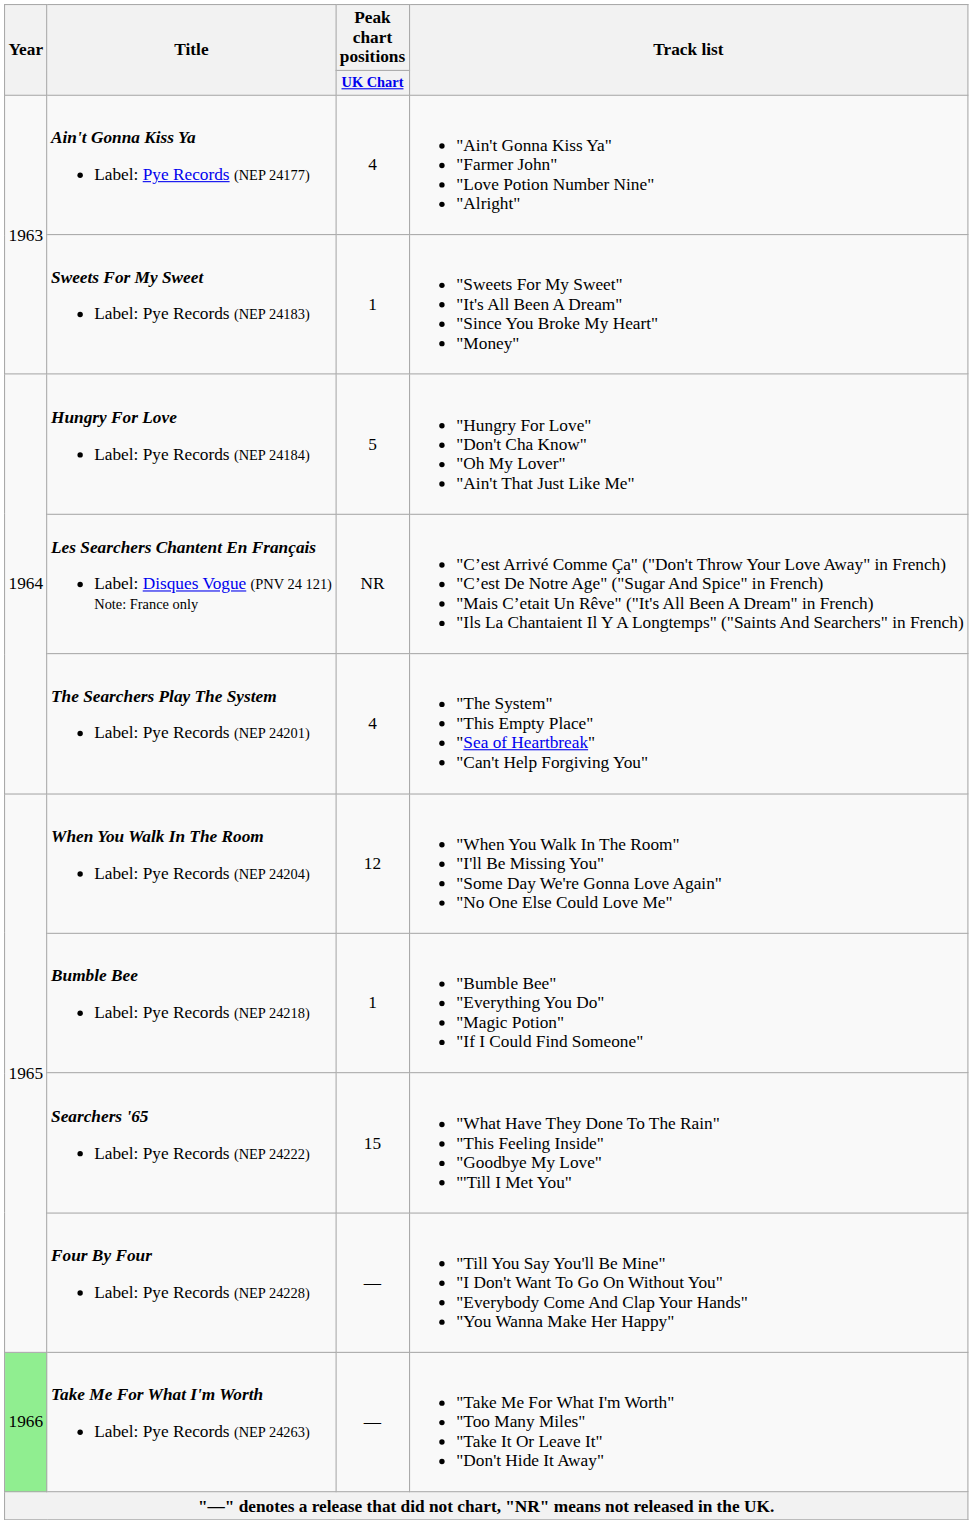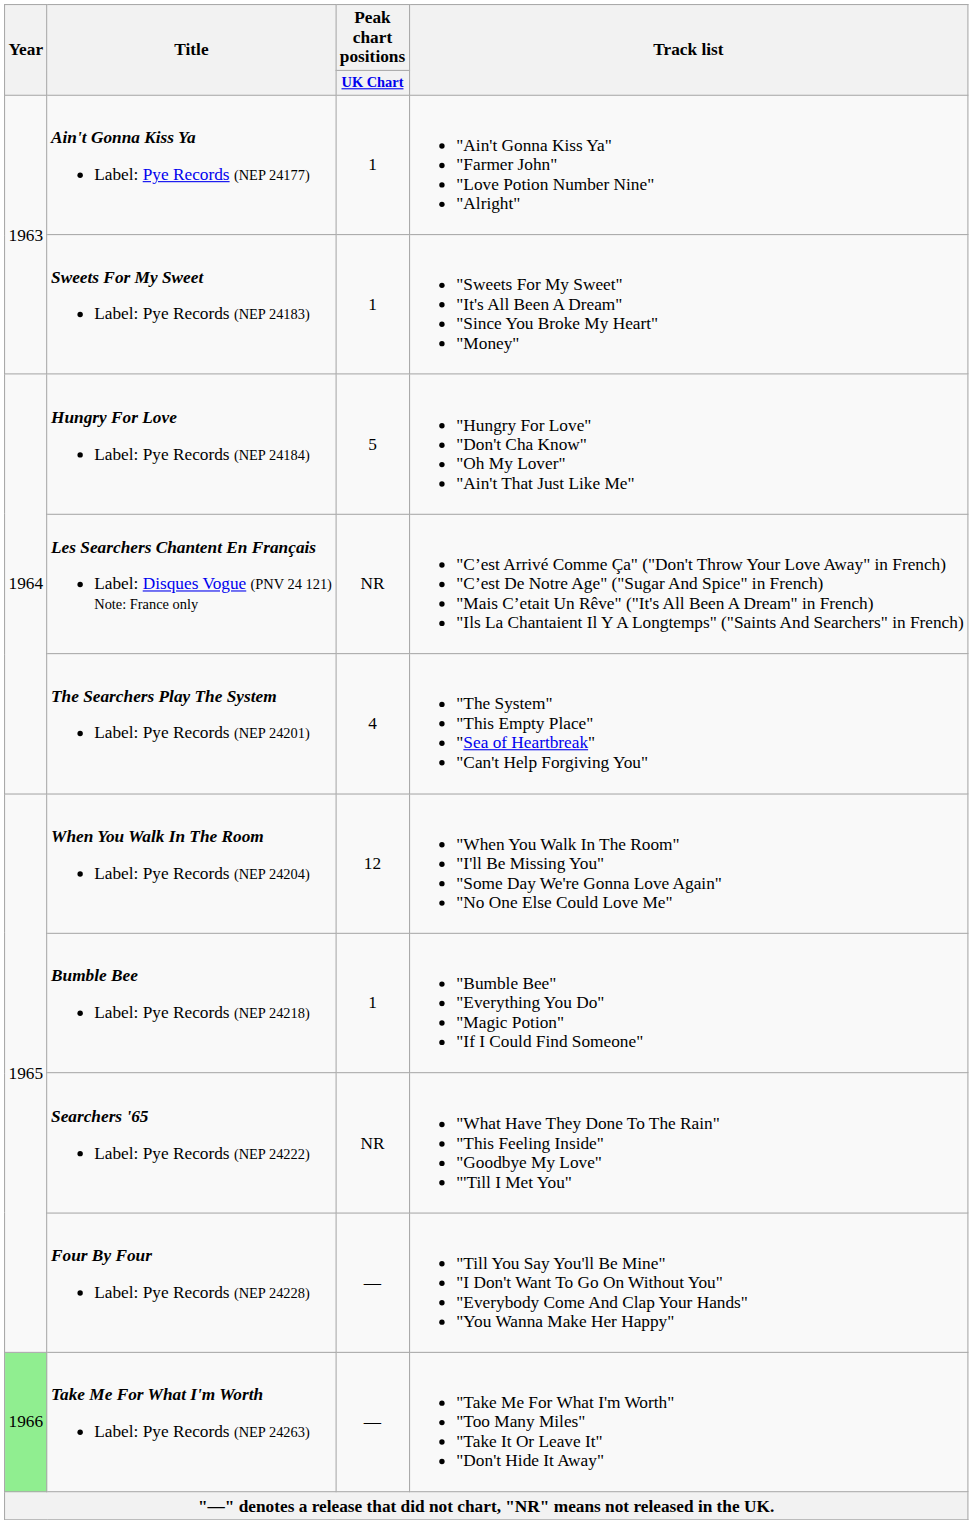(372, 164) 4 -> (372, 164) 1
(372, 1142) 15 -> (372, 1142) NR
